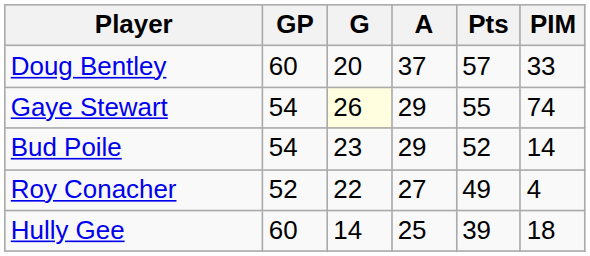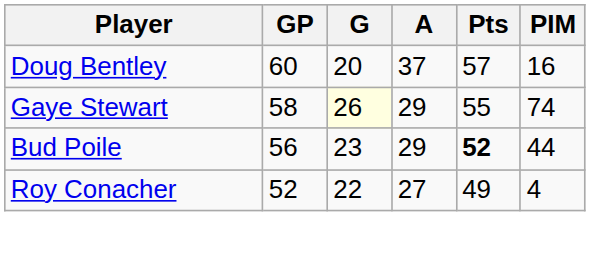(541, 66) 33 -> (541, 66) 16
(283, 107) 54 -> (283, 107) 58
(283, 148) 54 -> (283, 148) 56
(477, 148) normal -> (477, 148) bold
(541, 148) 14 -> (541, 148) 44
- row: (68, 230)
